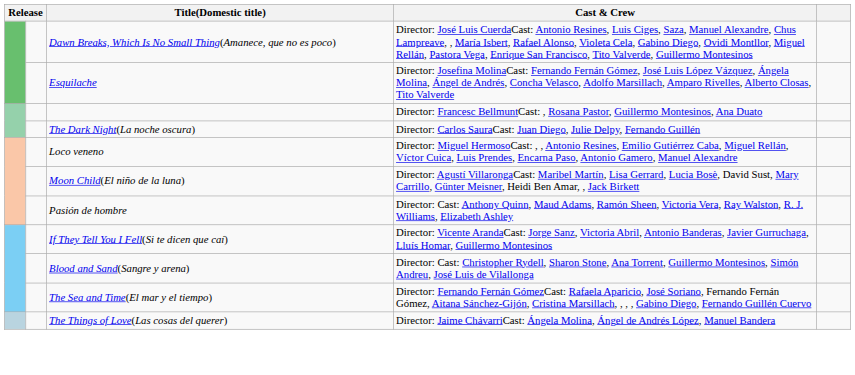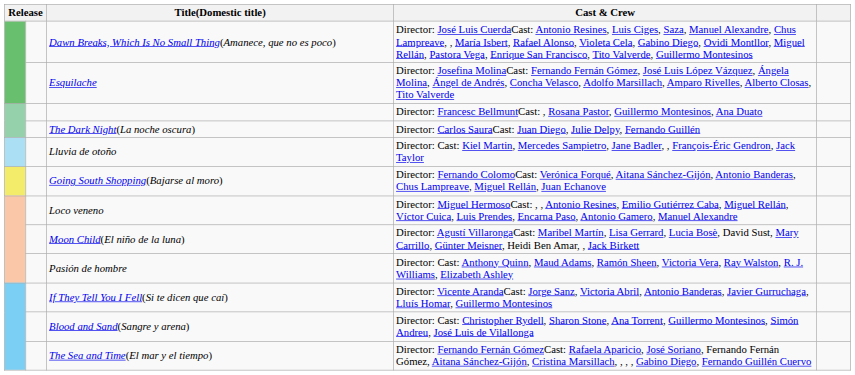+ row: (83, 152)
+ row: (136, 181)
- row: (138, 320)
